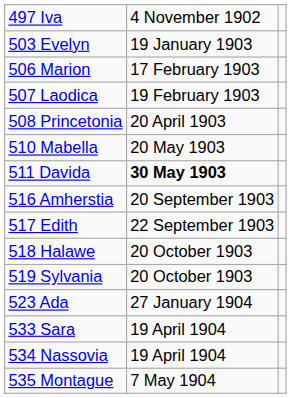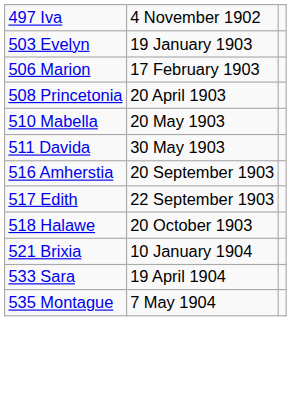- row: (53, 96)
(178, 174) bold -> (178, 148) normal
- row: (55, 277)
+ row: (45, 251)
- row: (39, 303)
- row: (58, 355)
